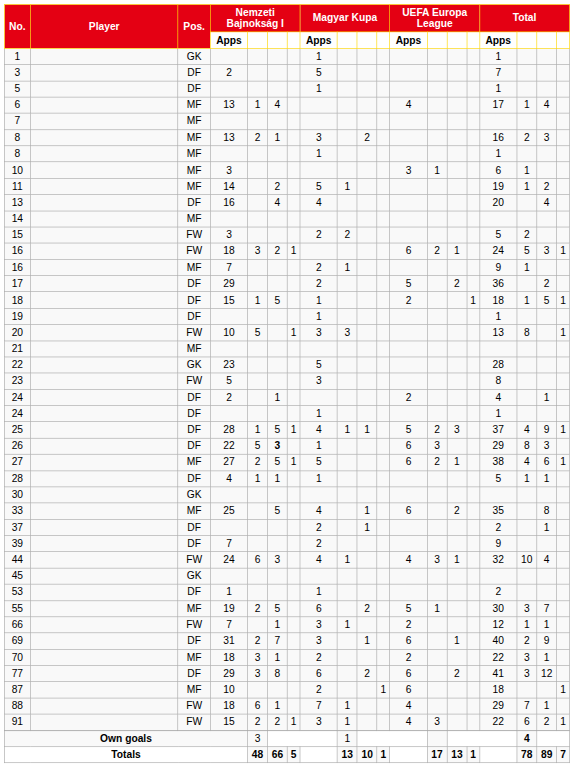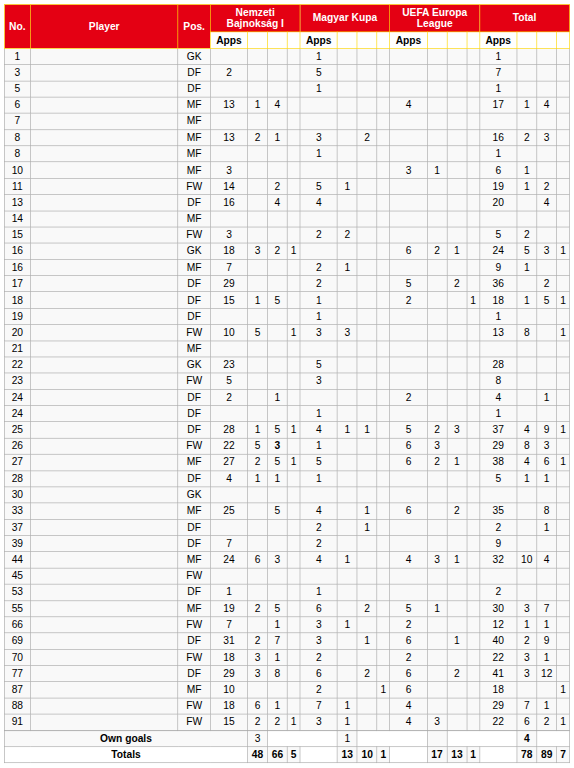(194, 186) MF -> (194, 186) FW
(194, 251) FW -> (194, 251) GK
(194, 446) DF -> (194, 446) FW
(194, 560) FW -> (194, 560) MF
(194, 576) GK -> (194, 576) FW
(194, 657) MF -> (194, 657) FW
